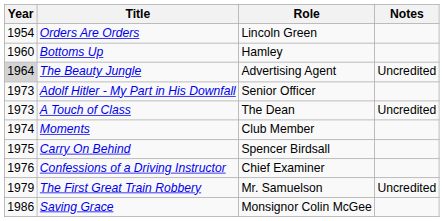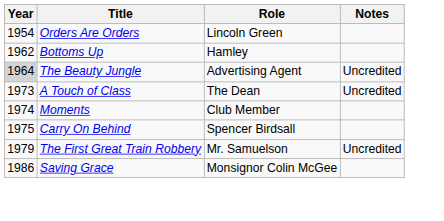(21, 52) 1960 -> (21, 52) 1962
- row: (138, 91)
- row: (133, 168)
